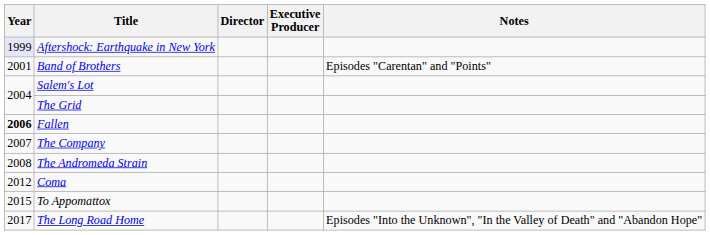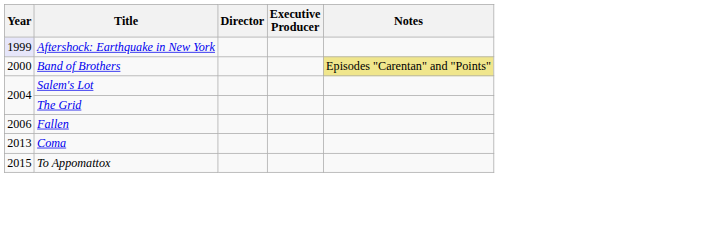(19, 66) 2001 -> (19, 66) 2000
(408, 66) no background -> (408, 66) khaki background
(19, 124) bold -> (19, 124) normal
- row: (71, 143)
- row: (92, 162)
(19, 182) 2012 -> (19, 143) 2013
- row: (91, 220)
